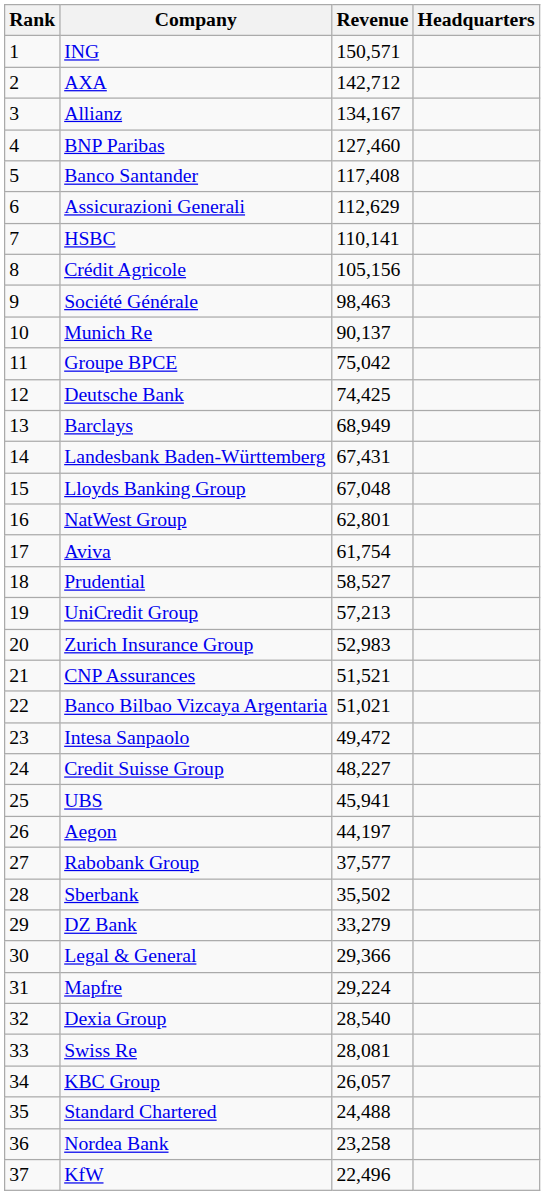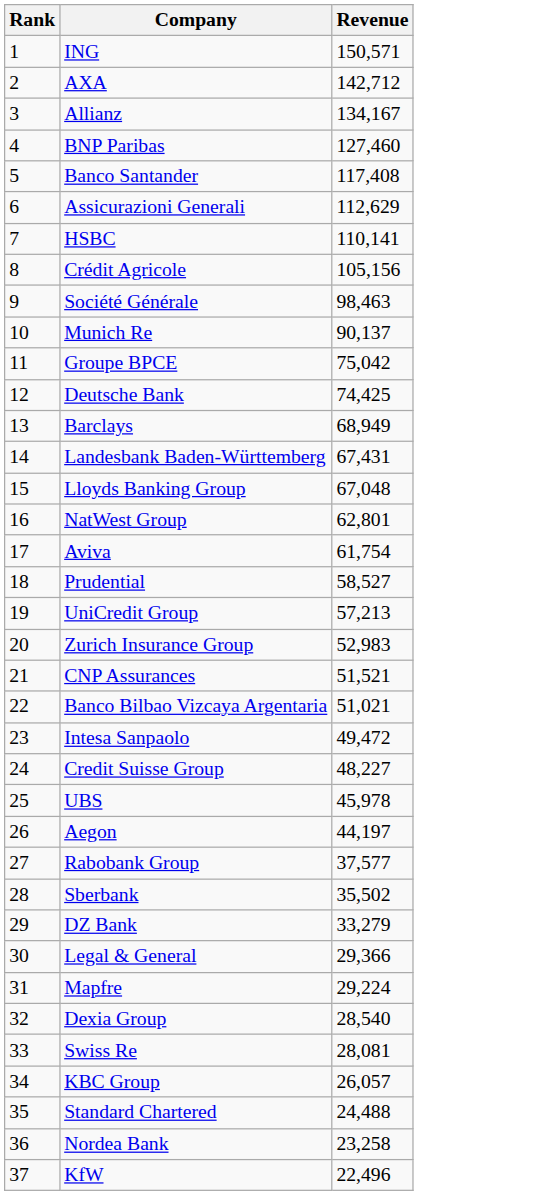- column: (476, 20)
(363, 800) 45,941 -> (363, 800) 45,978
